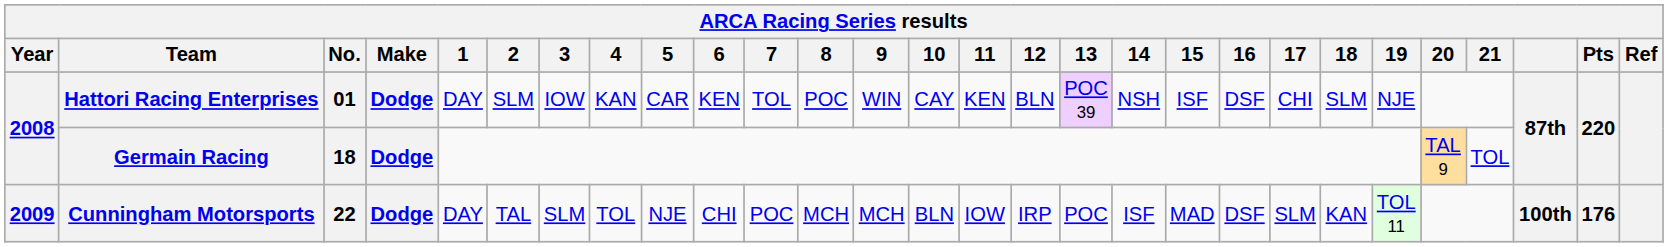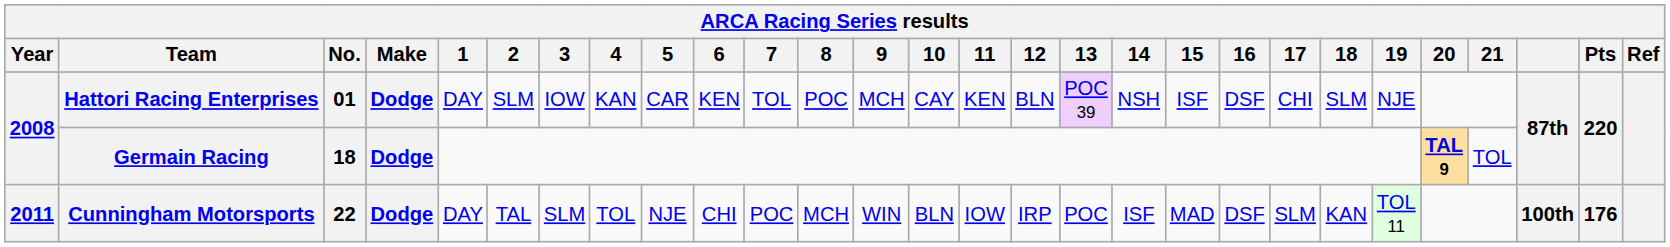(882, 100) WIN -> (882, 100) MCH
(1443, 156) normal -> (1444, 156) bold
(32, 213) 2009 -> (32, 213) 2011
(882, 213) MCH -> (882, 213) WIN
